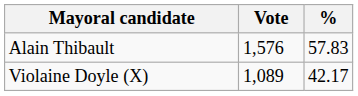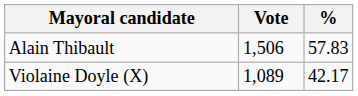(263, 47) 1,576 -> (263, 47) 1,506
